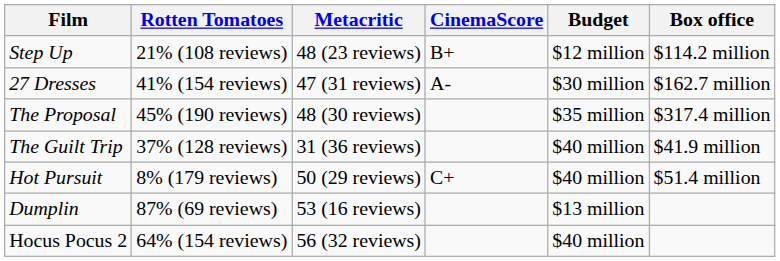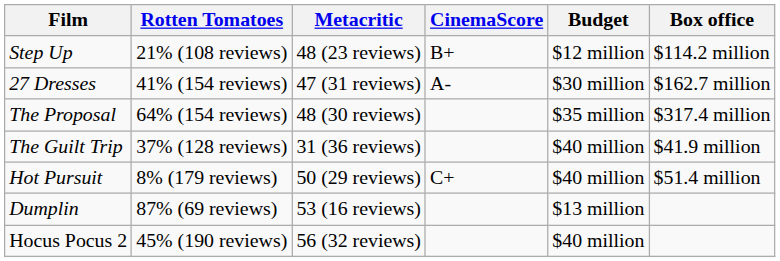(212, 114) 45% (190 reviews) -> (212, 114) 64% (154 reviews)
(212, 240) 64% (154 reviews) -> (212, 240) 45% (190 reviews)
